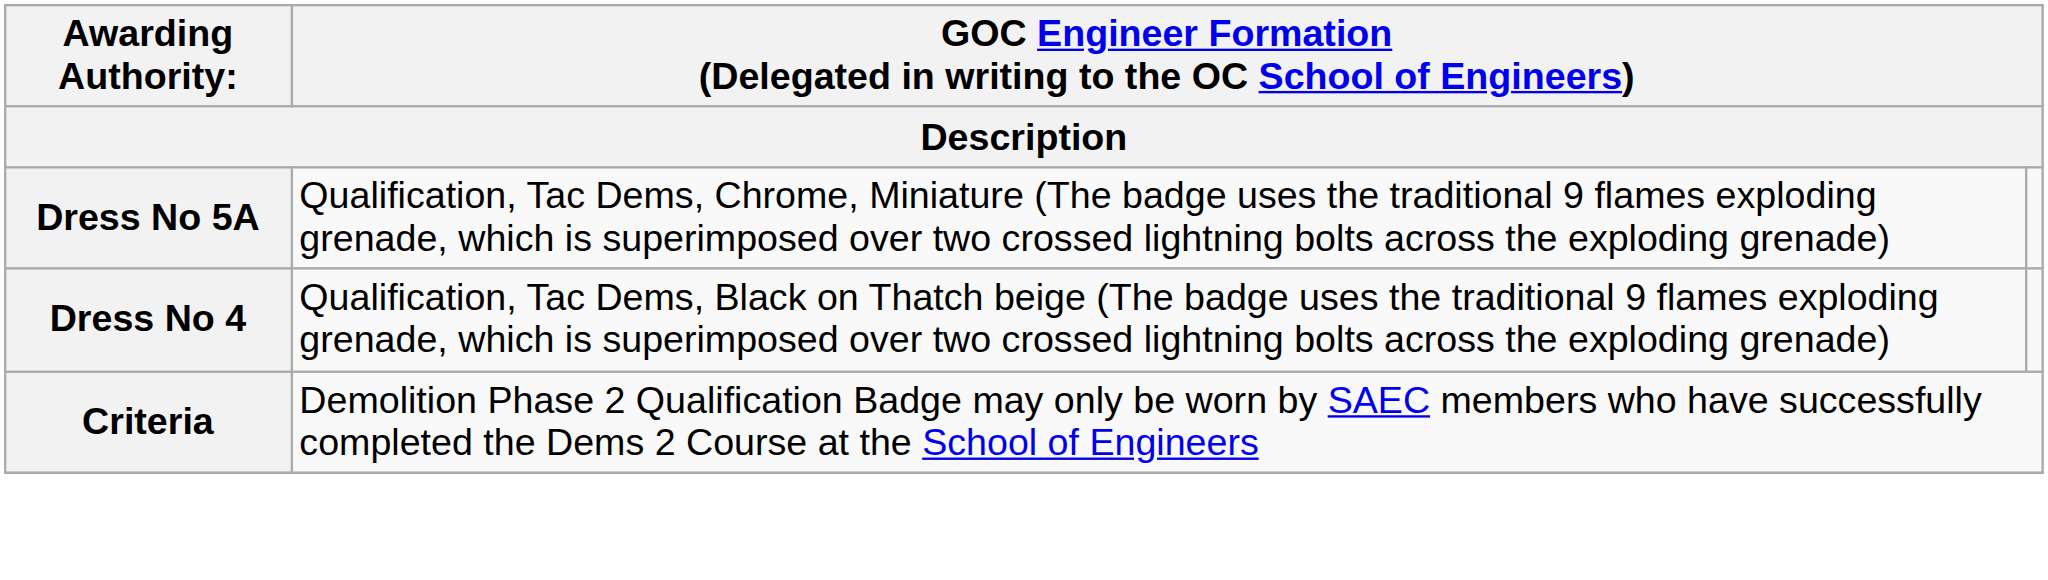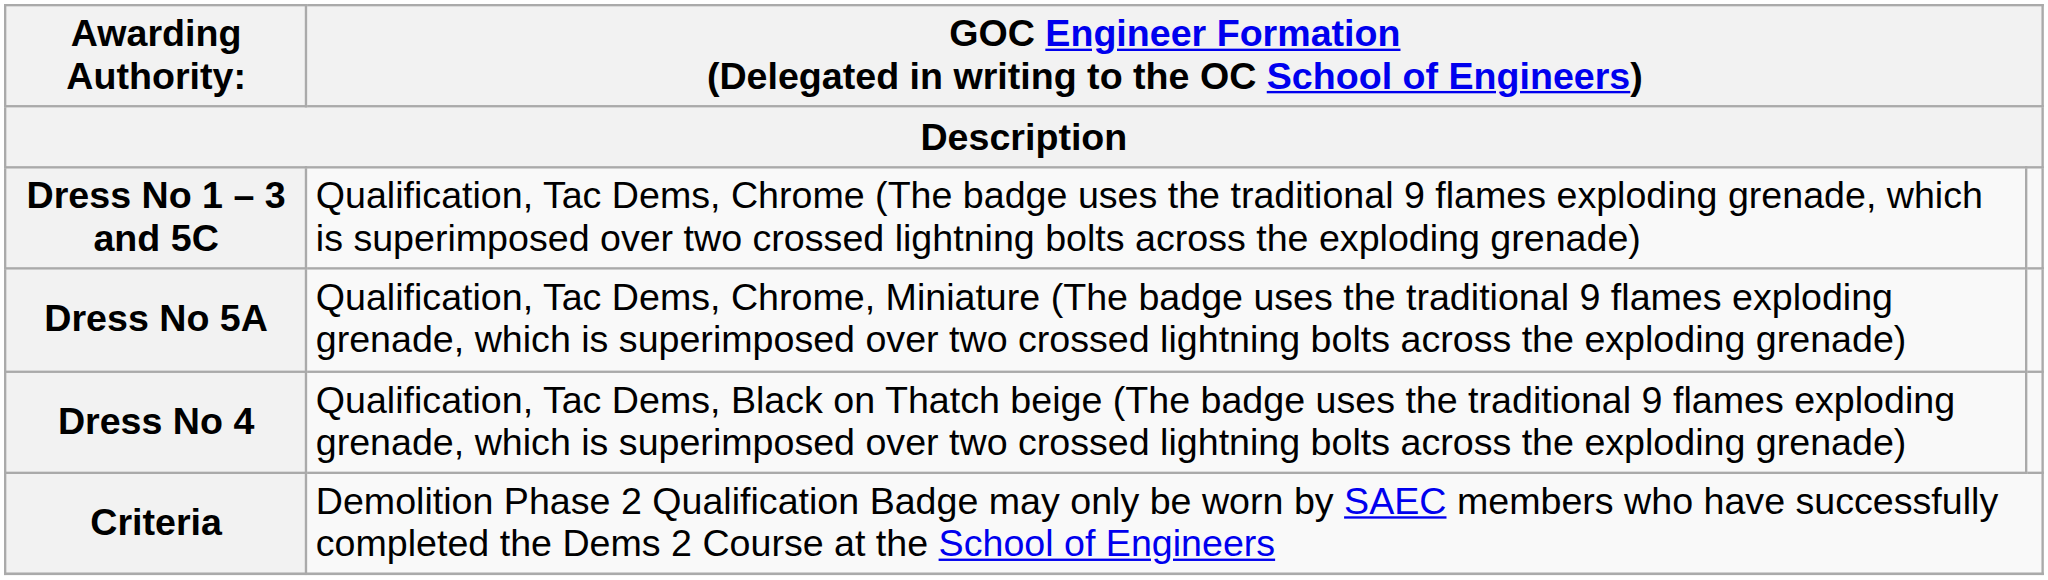+ row: (156, 217)
